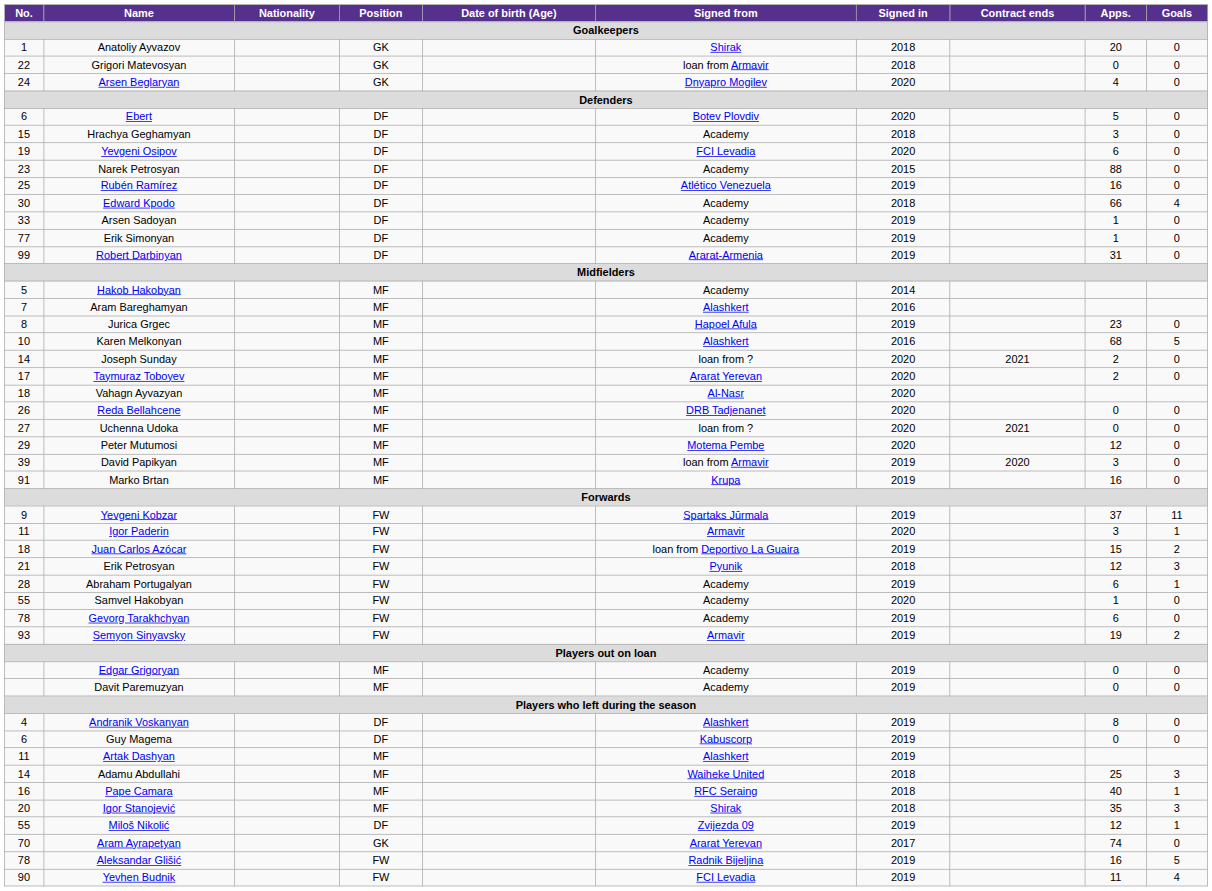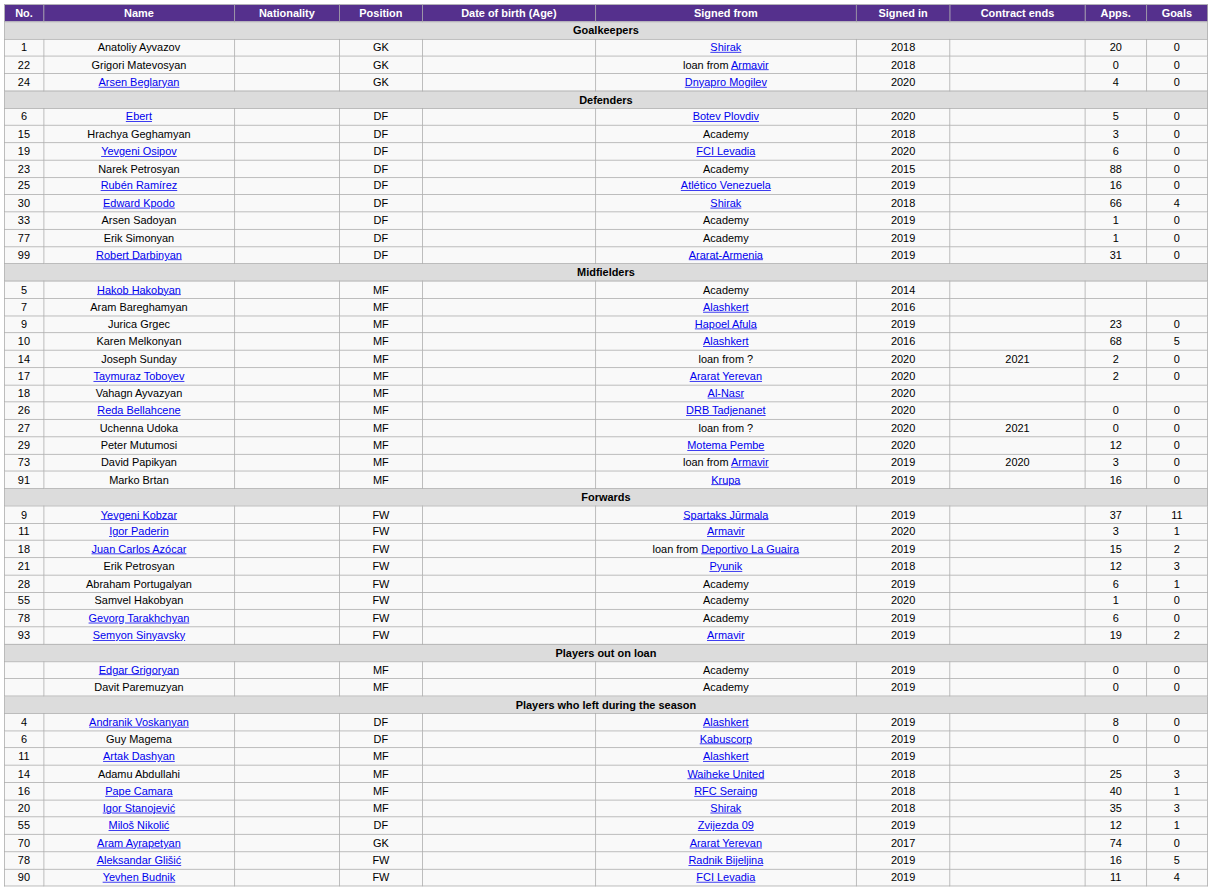(726, 204) Academy -> (726, 204) Shirak
(24, 325) 8 -> (24, 325) 9
(24, 463) 39 -> (24, 463) 73
